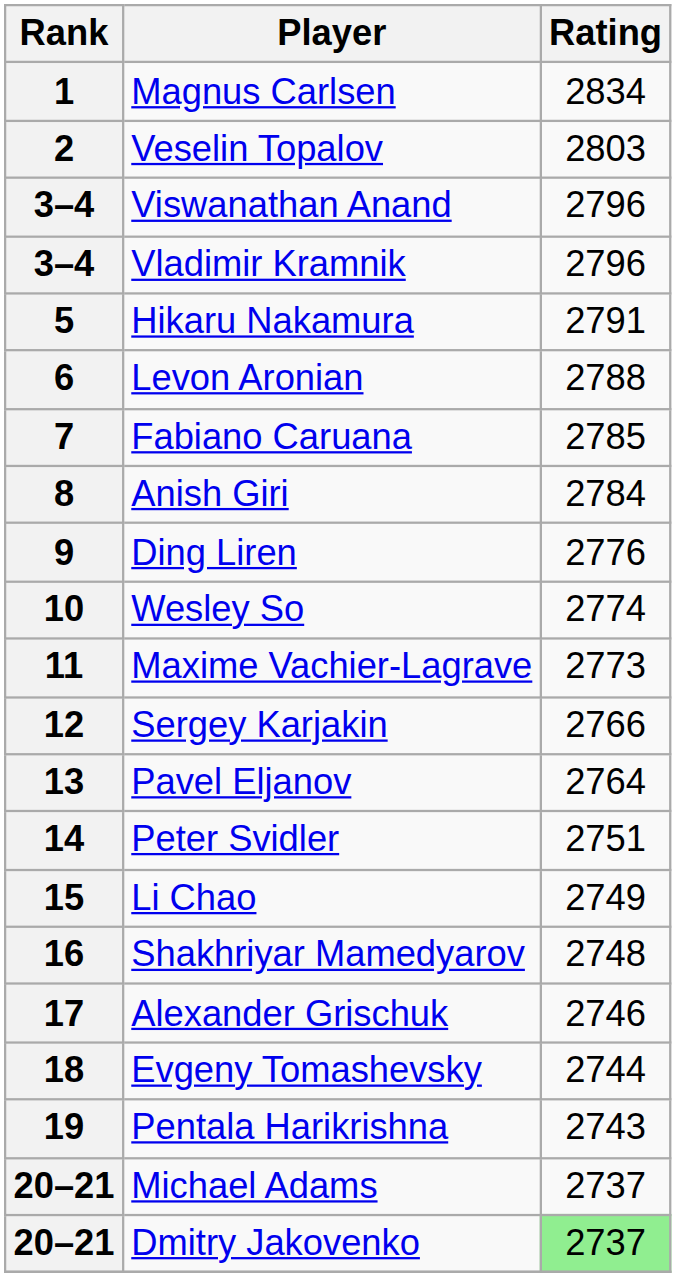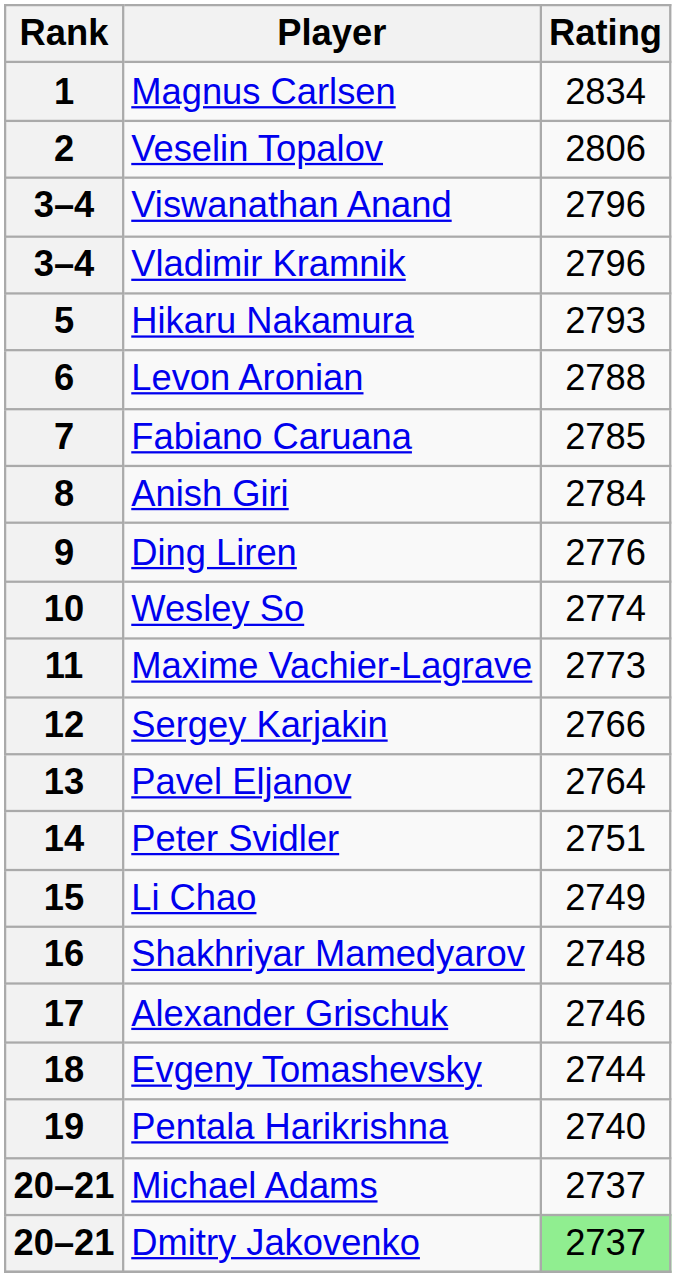(606, 148) 2803 -> (606, 148) 2806
(606, 321) 2791 -> (606, 321) 2793
(606, 1127) 2743 -> (606, 1127) 2740
